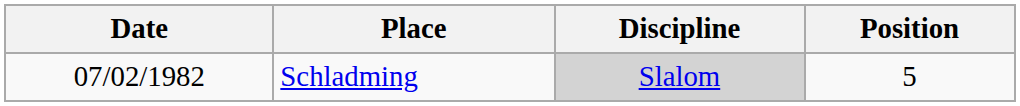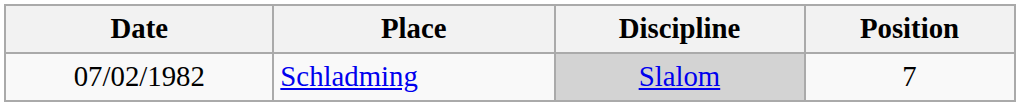(910, 76) 5 -> (910, 76) 7
